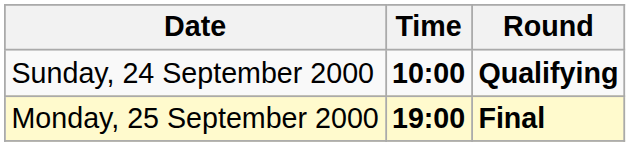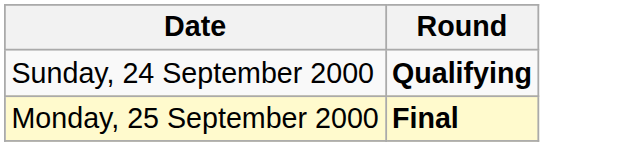- column: (429, 27)
